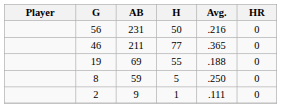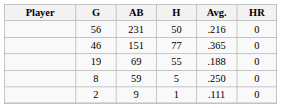(136, 45) 211 -> (136, 45) 151
